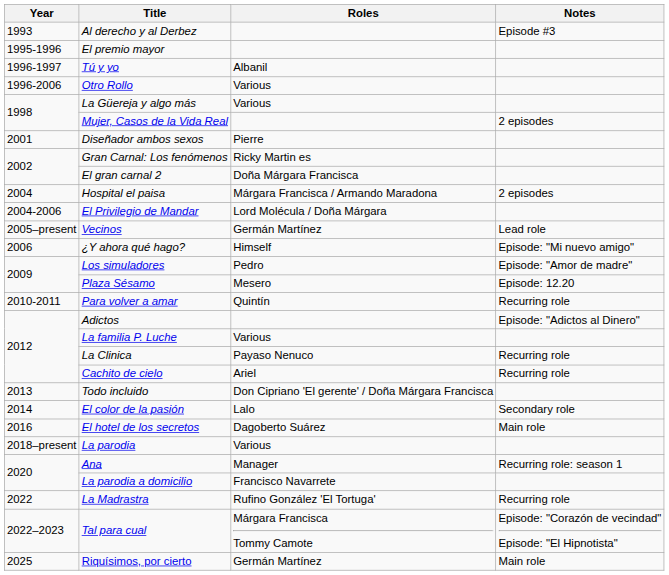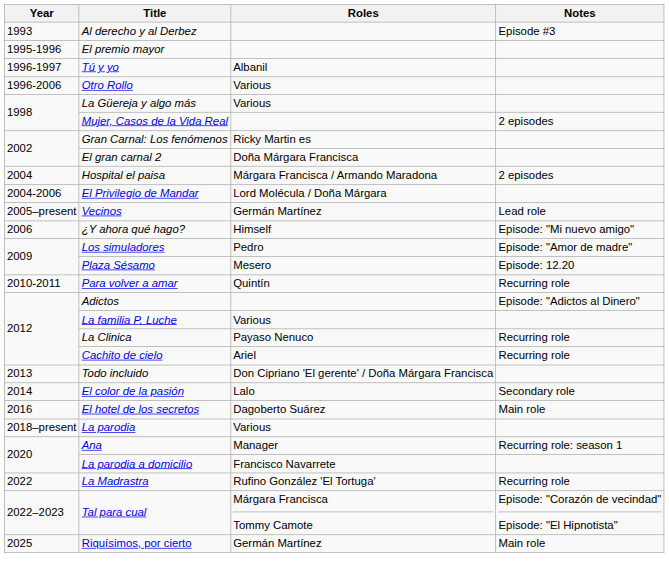- row: (143, 139)
